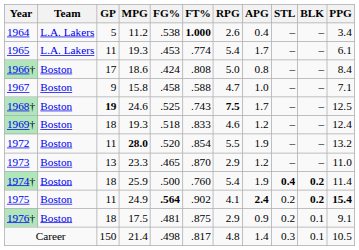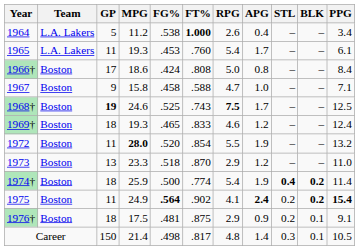(201, 51) .774 -> (201, 51) .760
(170, 125) .518 -> (170, 125) .465
(170, 162) .465 -> (170, 162) .518
(201, 180) .760 -> (201, 180) .774
